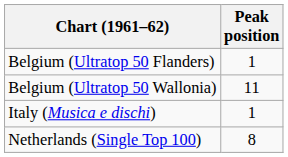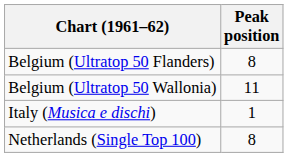(252, 61) 1 -> (252, 61) 8
